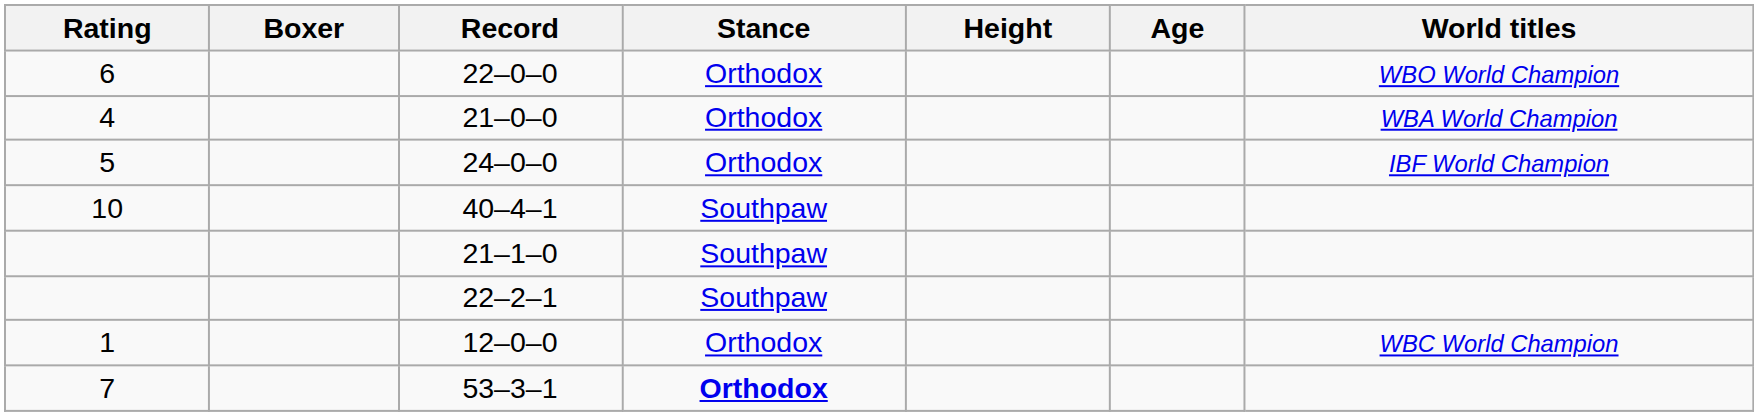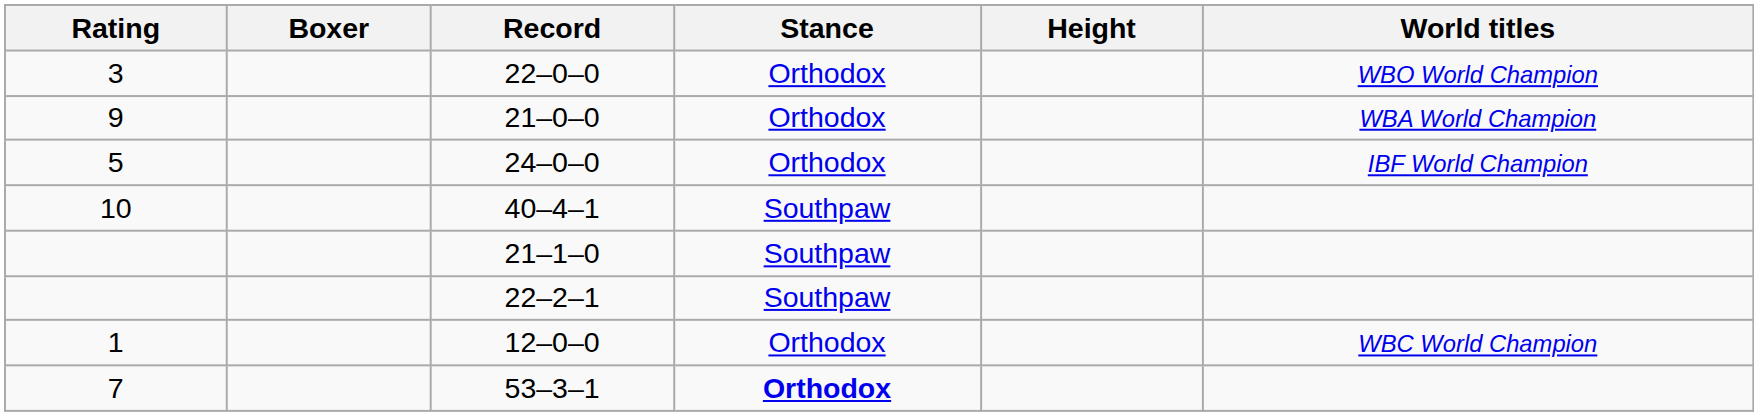- column: (1177, 28)
(107, 73) 6 -> (116, 73) 3
(107, 118) 4 -> (116, 118) 9
